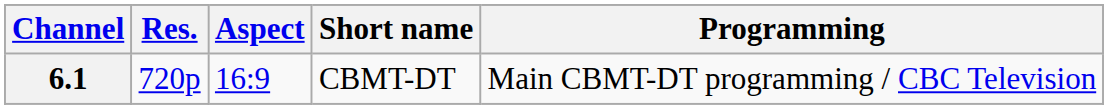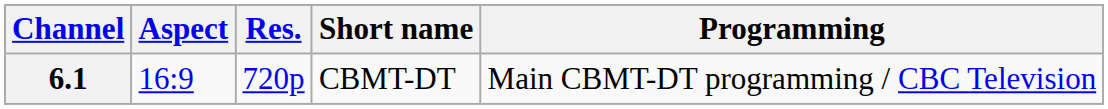columns swapped: (170, 29) <-> (260, 29)
